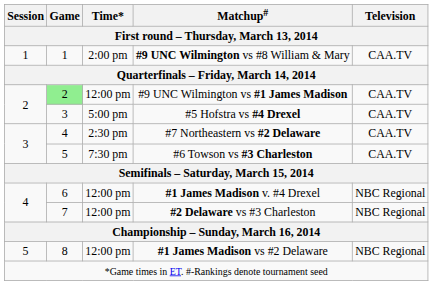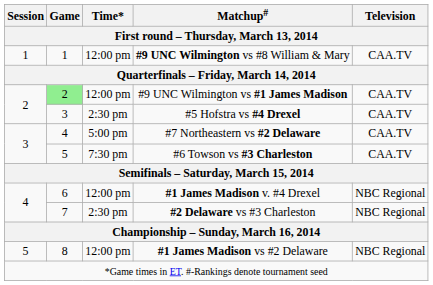(108, 55) 2:00 pm -> (108, 55) 12:00 pm
(108, 114) 5:00 pm -> (108, 114) 2:30 pm
(108, 134) 2:30 pm -> (108, 134) 5:00 pm
(108, 212) 12:00 pm -> (108, 212) 2:30 pm
